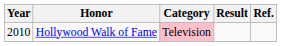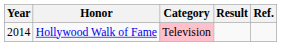(19, 32) 2010 -> (19, 32) 2014
